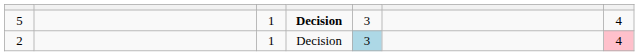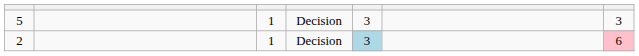(319, 20) bold -> (319, 20) normal
(619, 20) 4 -> (619, 20) 3
(619, 40) 4 -> (619, 40) 6
